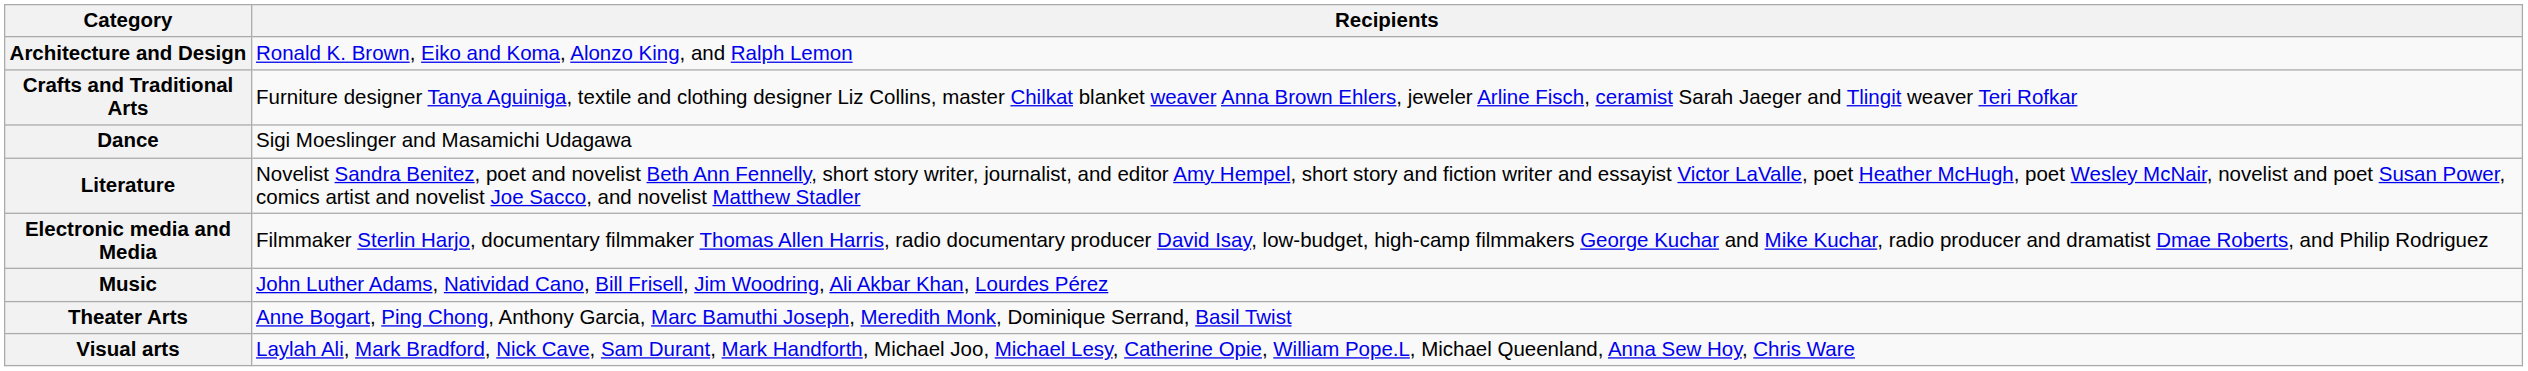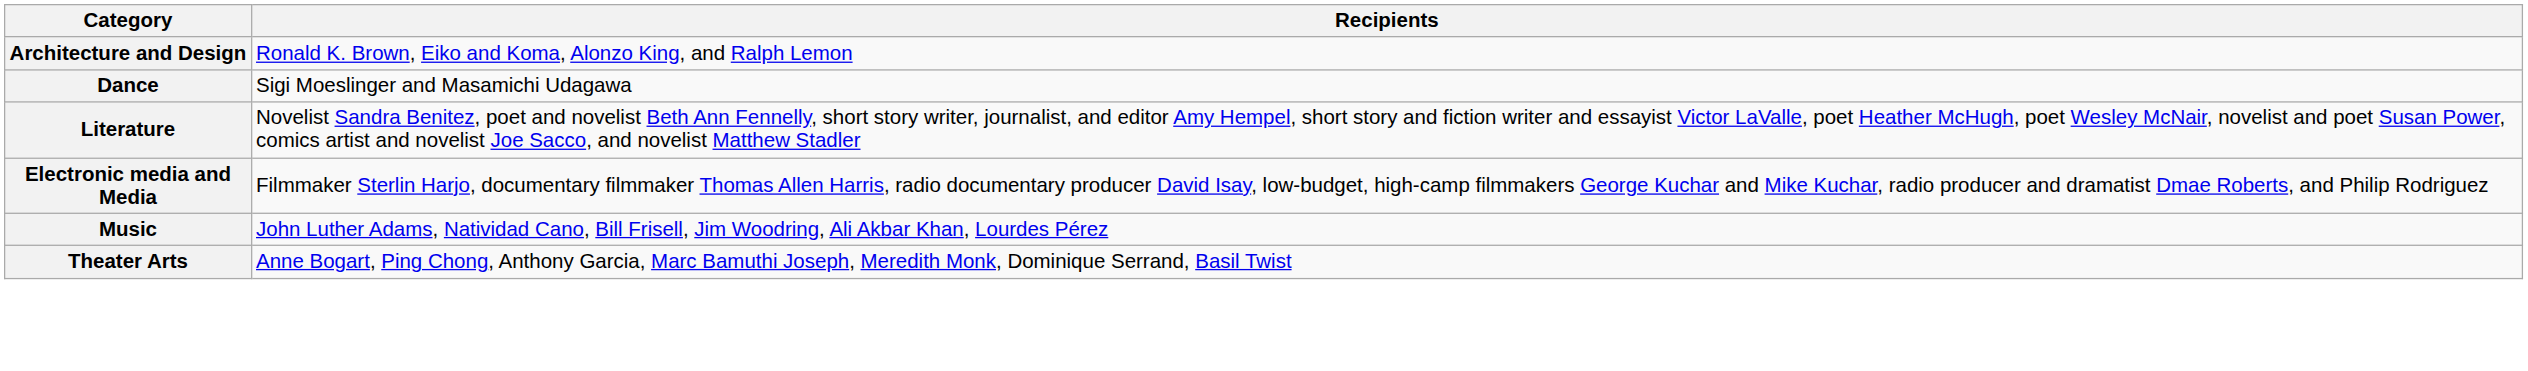- row: (128, 97)
- row: (128, 349)
